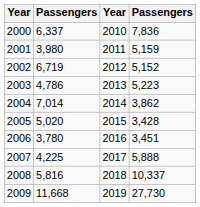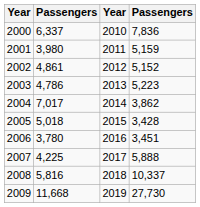(50, 67) 6,719 -> (50, 67) 4,861
(50, 103) 7,014 -> (50, 103) 7,017
(50, 121) 5,020 -> (50, 121) 5,018
